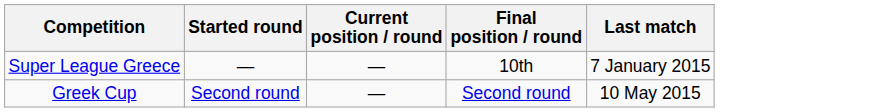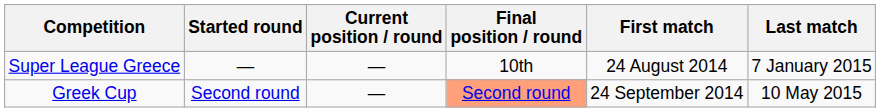+ column: (667, 28)
(516, 93) no background -> (516, 93) lightsalmon background
